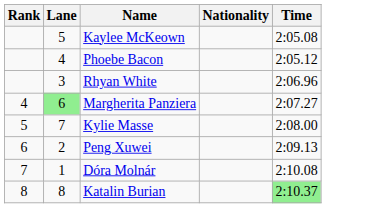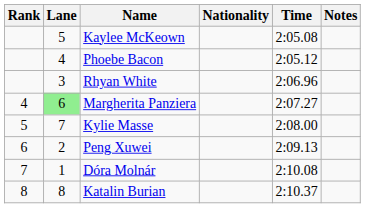+ column: (341, 15)
(297, 192) lightgreen background -> (297, 192) no background
